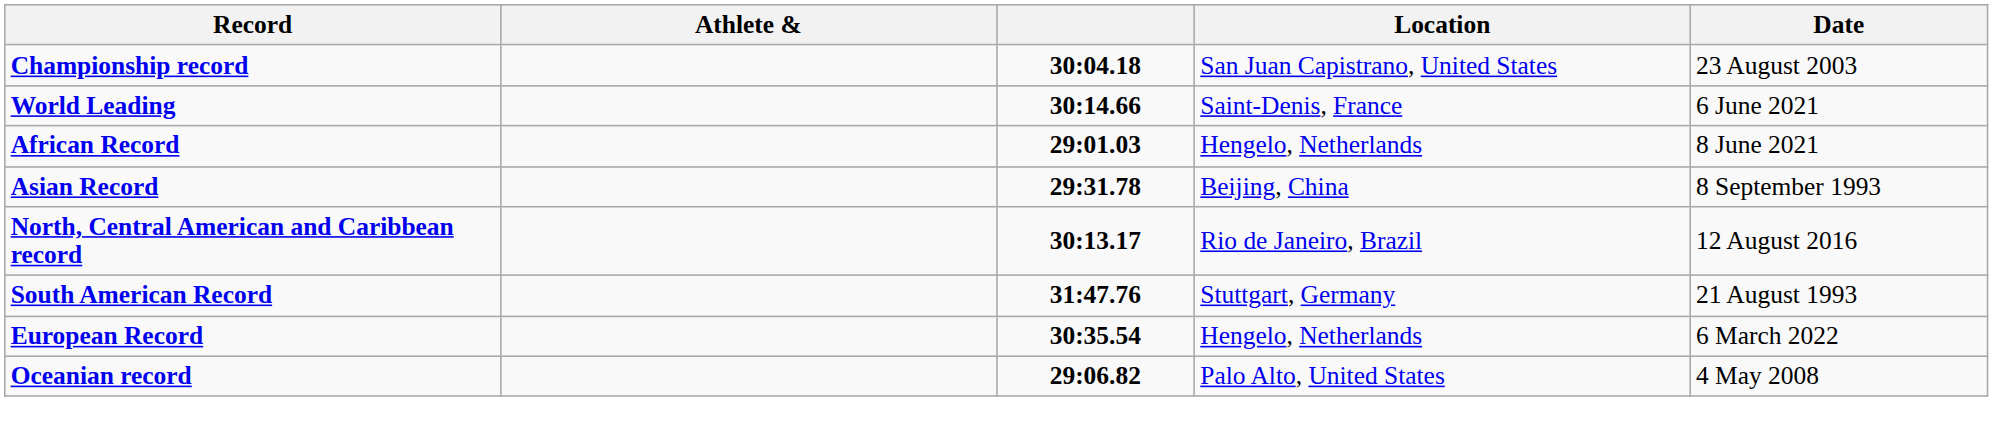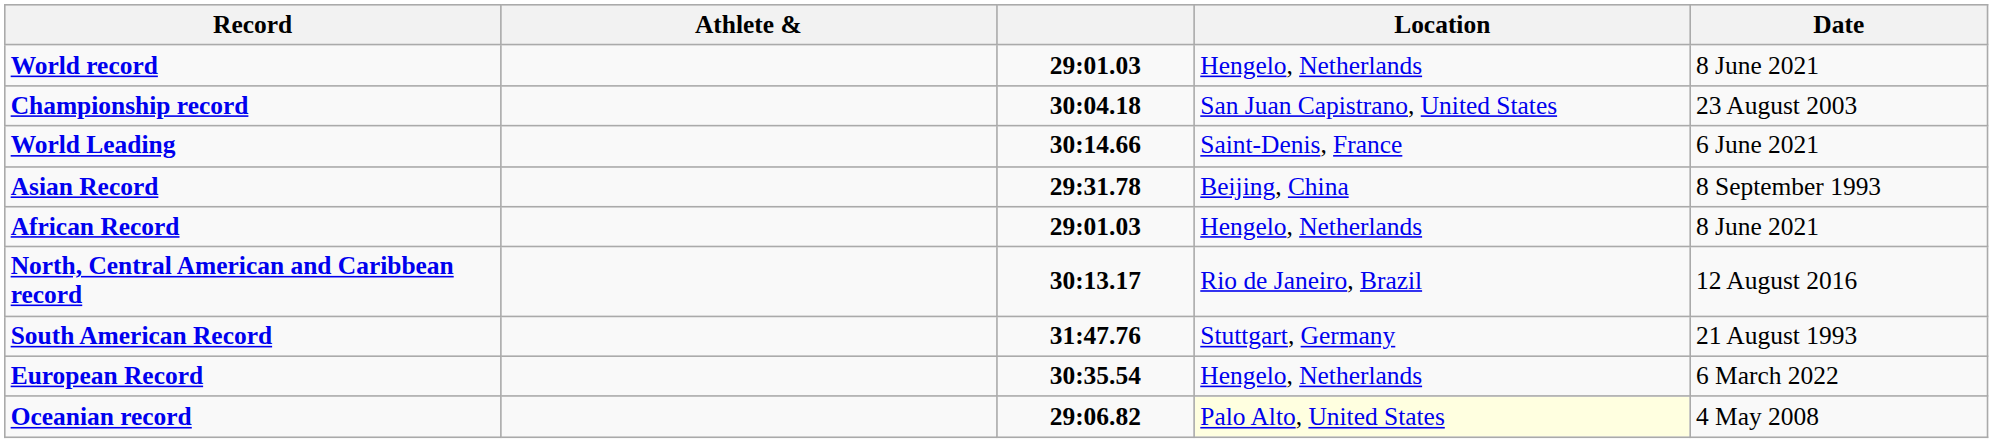+ row: (84, 65)
rows swapped: (95, 145) <-> (85, 186)
(1323, 376) no background -> (1323, 416) lightyellow background
